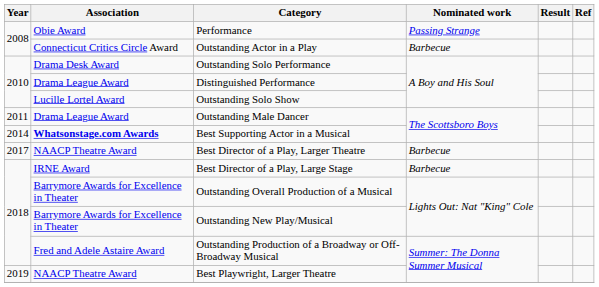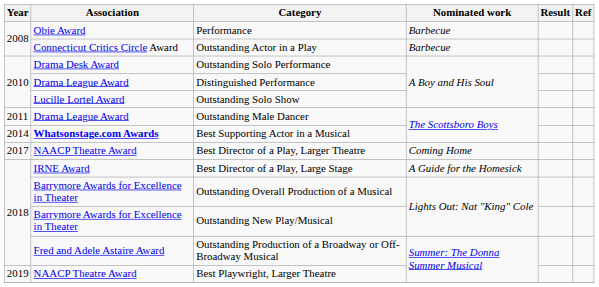(444, 30) Passing Strange -> (430, 30) Barbecue
(430, 151) Barbecue -> (440, 151) Coming Home
(430, 168) Barbecue -> (465, 168) A Guide for the Homesick
